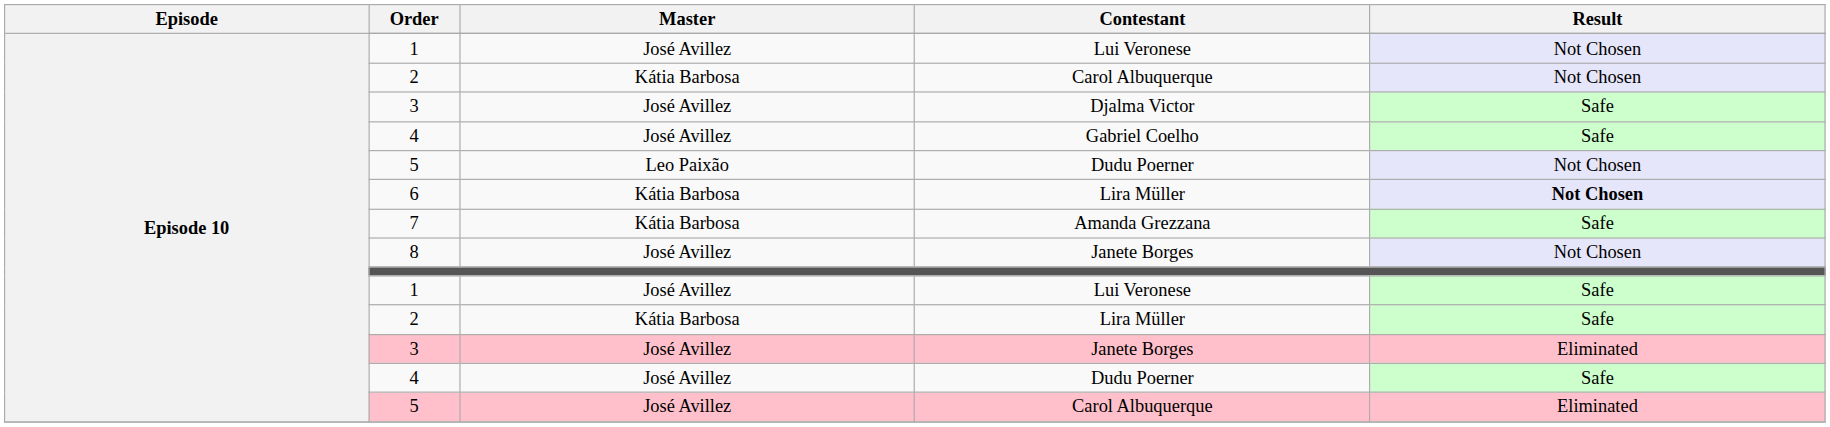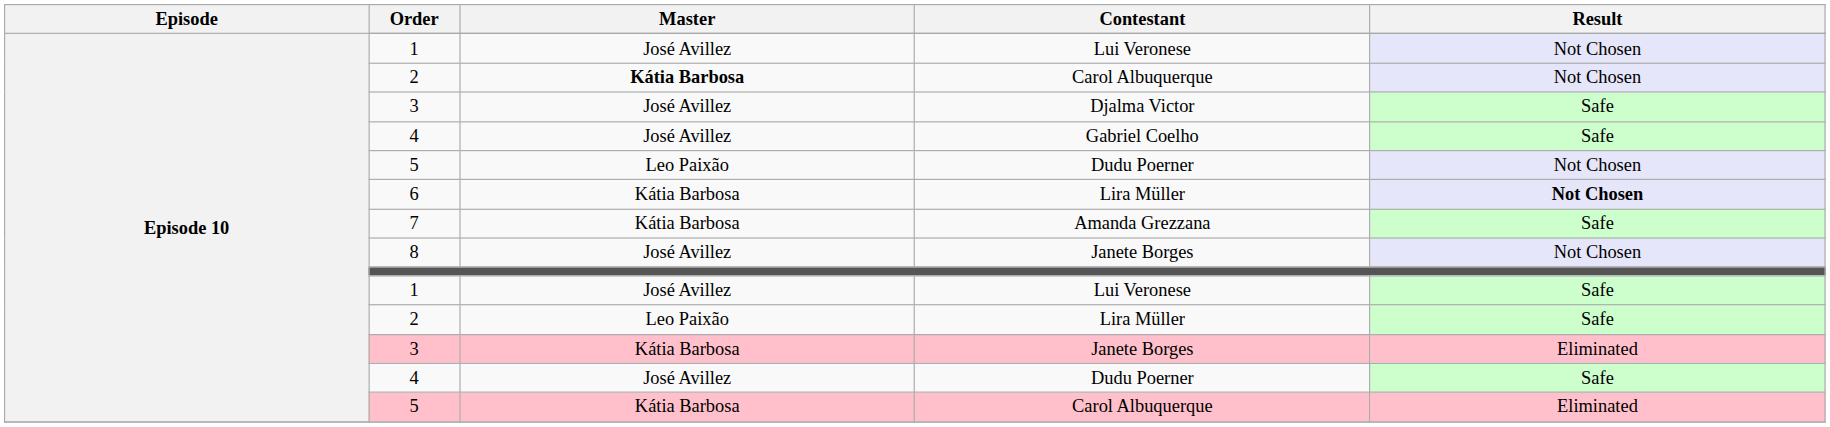(687, 77) normal -> (687, 77) bold
(687, 319) Kátia Barbosa -> (687, 319) Leo Paixão
(687, 348) José Avillez -> (687, 348) Kátia Barbosa
(687, 406) José Avillez -> (687, 406) Kátia Barbosa
